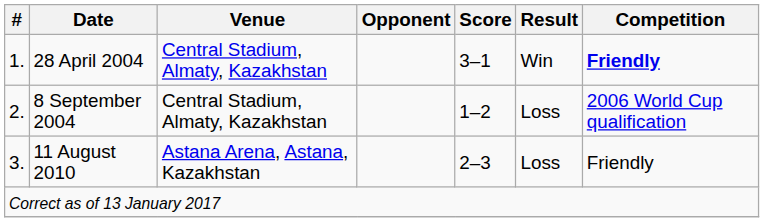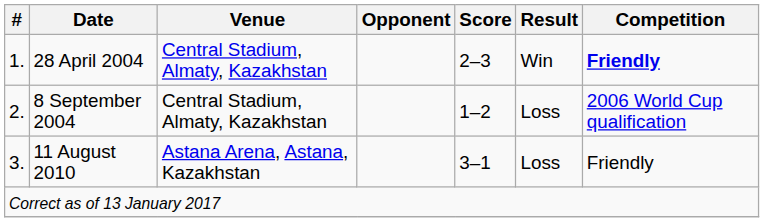(475, 60) 3–1 -> (475, 60) 2–3
(475, 162) 2–3 -> (475, 162) 3–1
